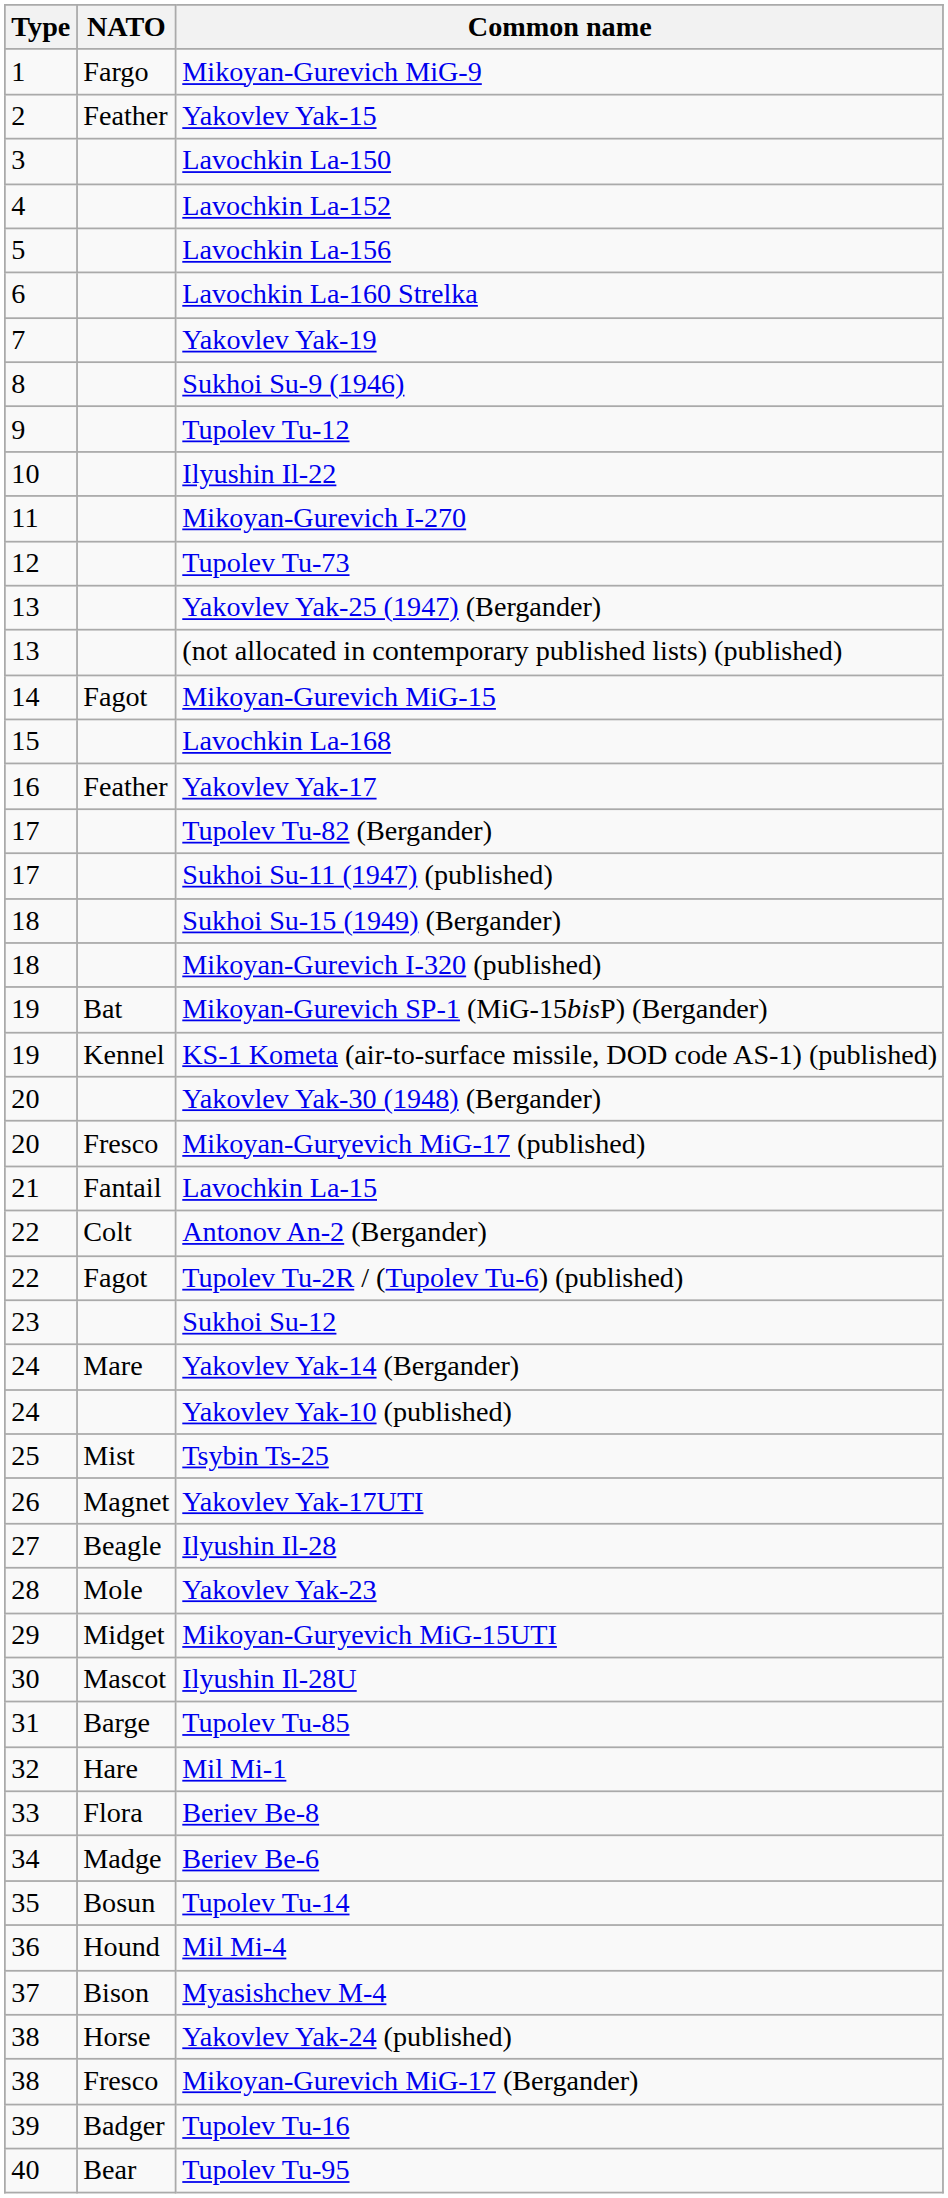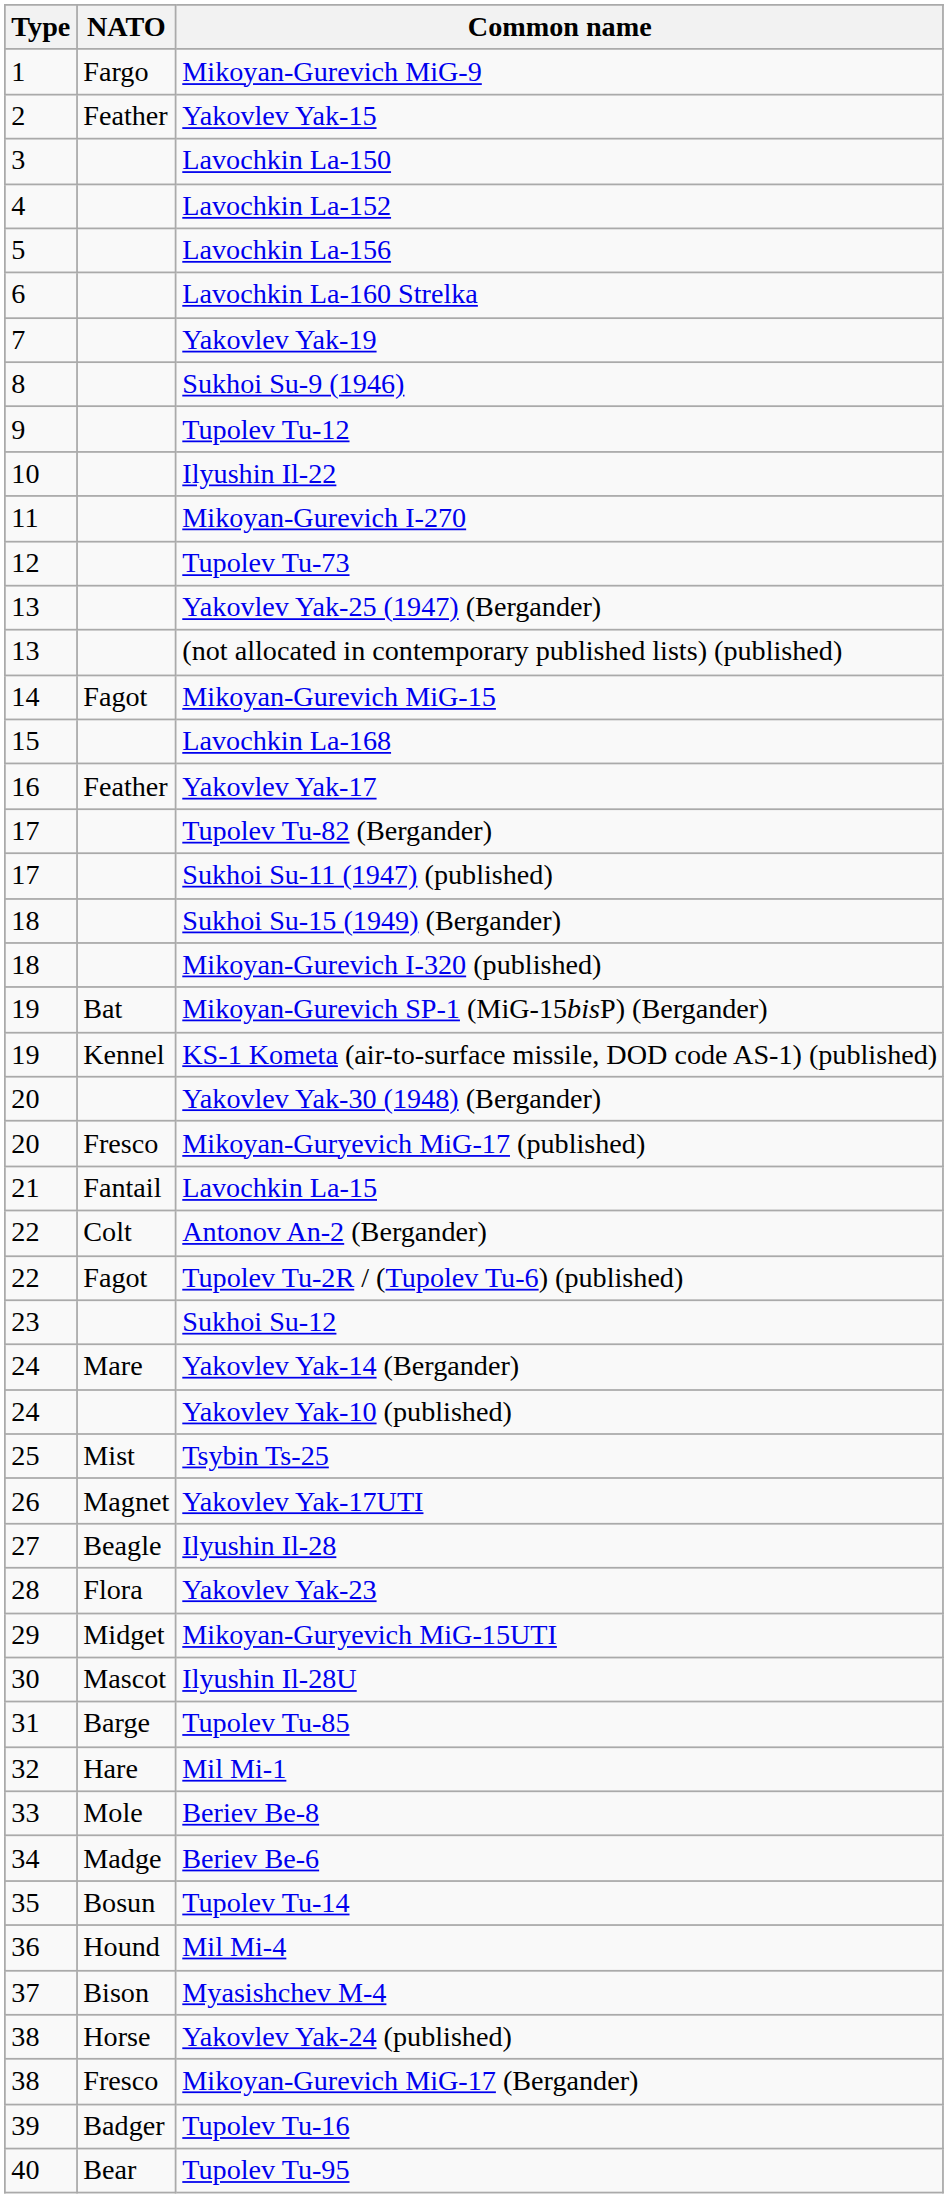(113, 1589) Mole -> (113, 1589) Flora
(113, 1813) Flora -> (113, 1813) Mole
